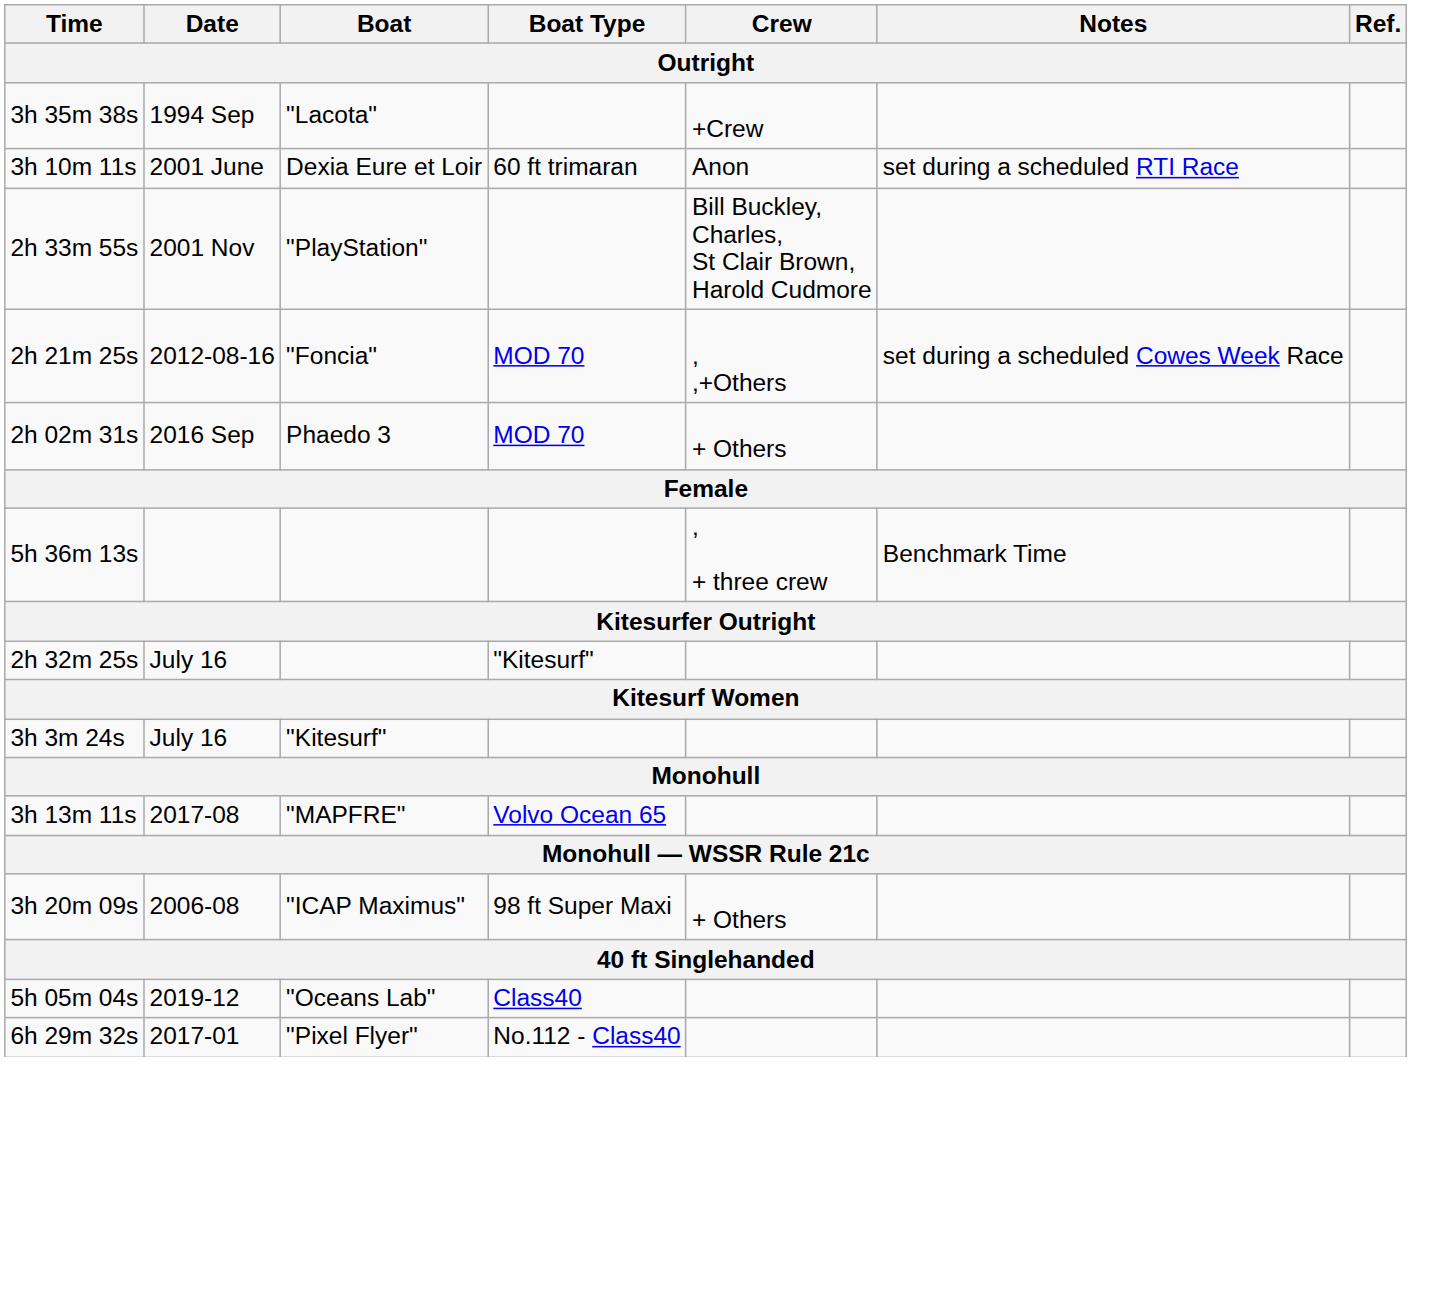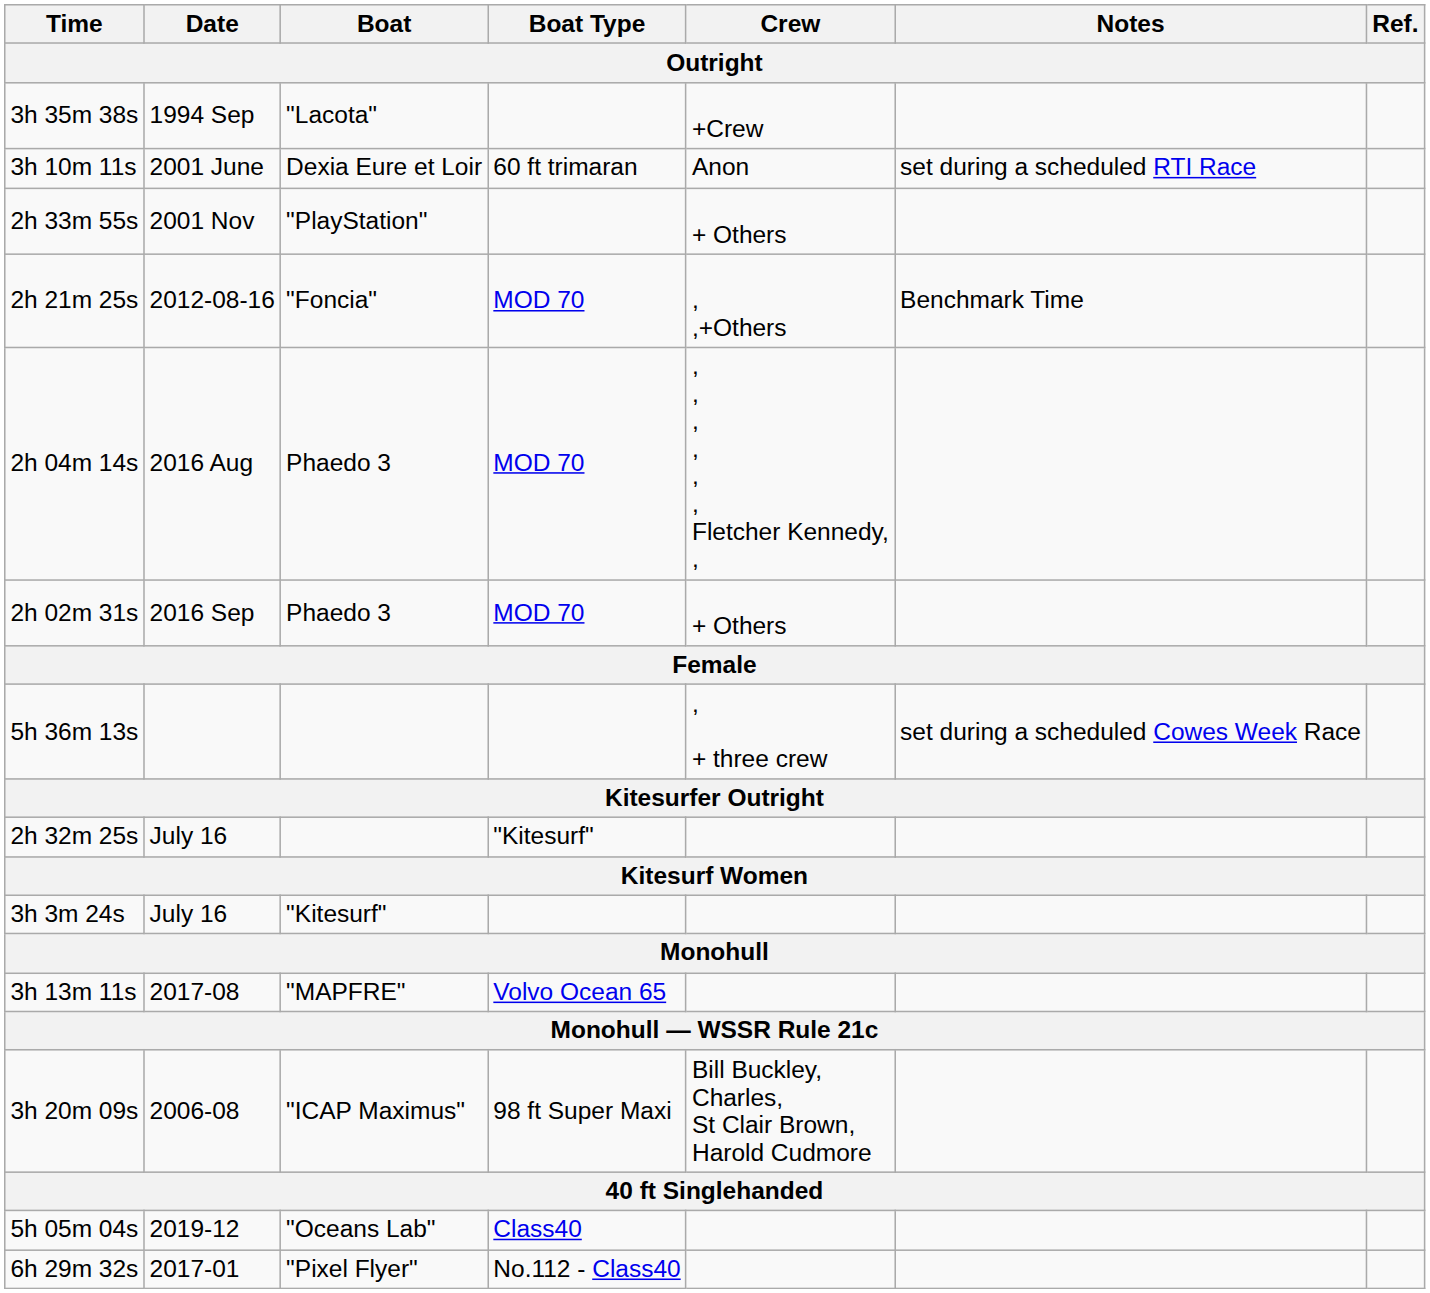(782, 248) Bill Buckley, Charles, St Clair Brown, Harold Cudmore -> (739, 234) + Others
(1113, 355) set during a scheduled Cowes Week Race -> (992, 300) Benchmark Time
+ row: (74, 463)
(975, 554) Benchmark Time -> (1131, 731) set during a scheduled Cowes Week Race
(739, 920) + Others -> (782, 1110) Bill Buckley, Charles, St Clair Brown, Harold Cudmore
